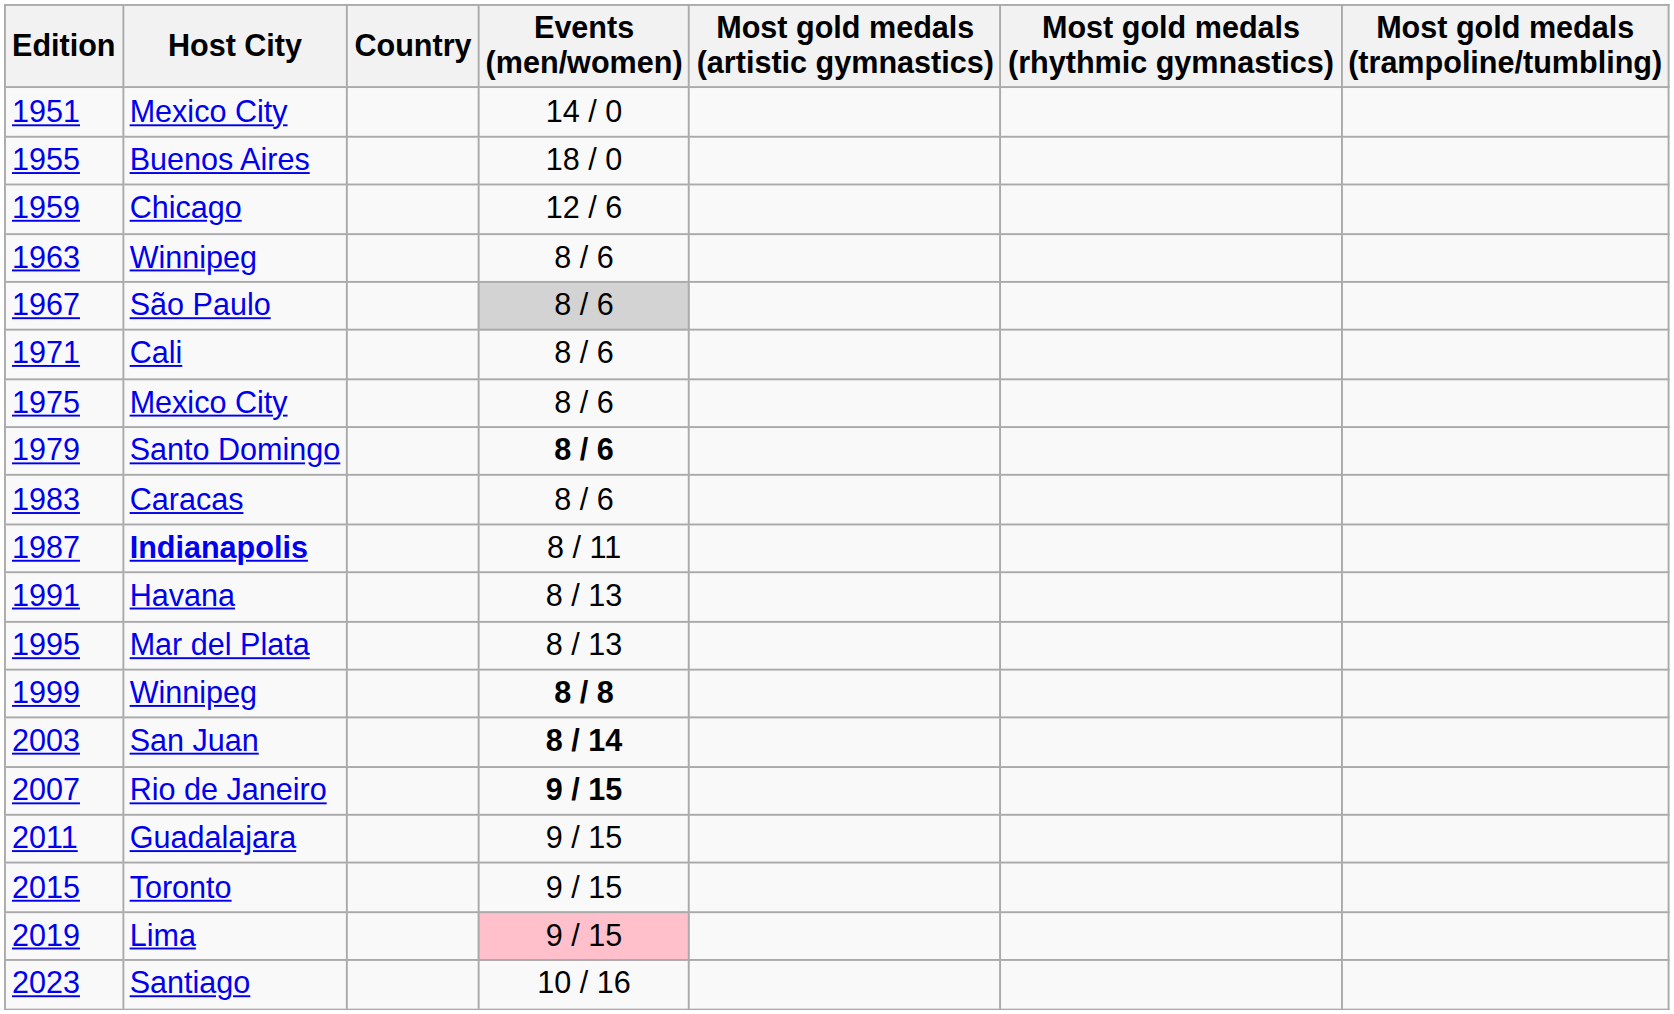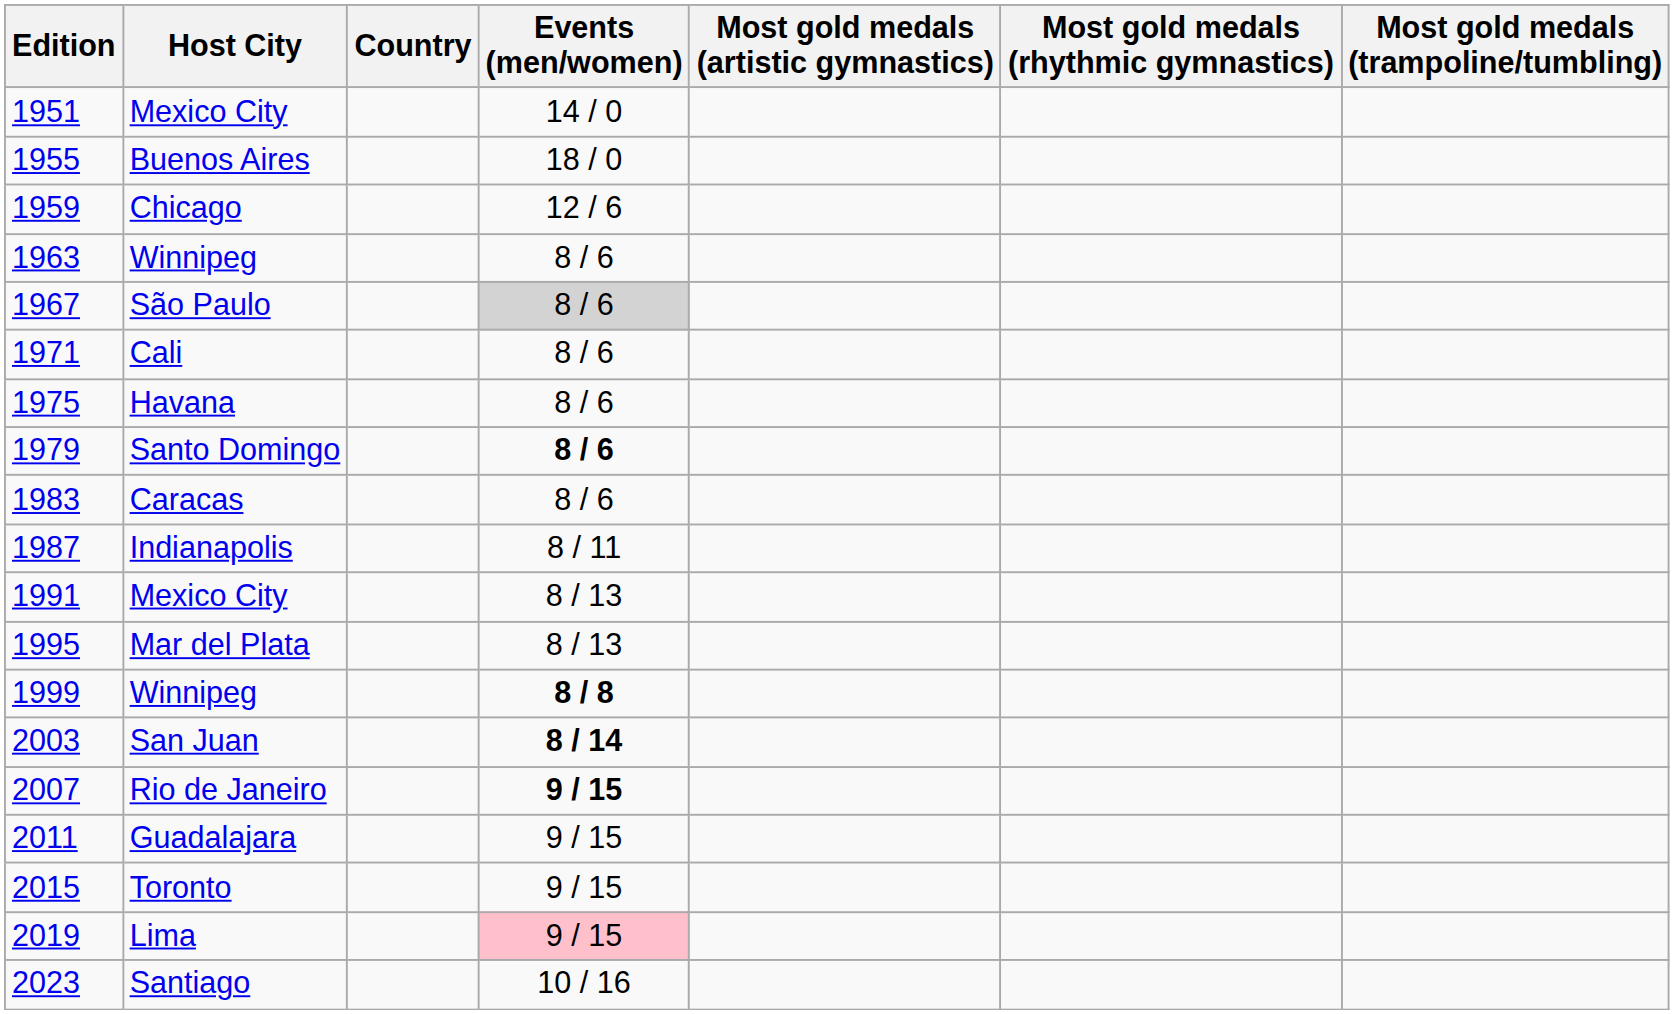(209, 402) Mexico City -> (182, 402) Havana
(219, 547) bold -> (211, 547) normal
(182, 596) Havana -> (209, 596) Mexico City
